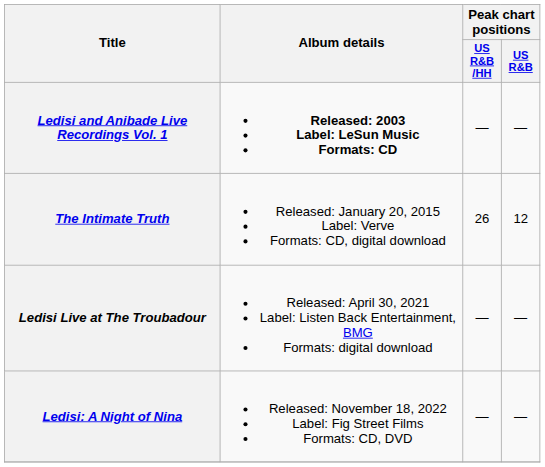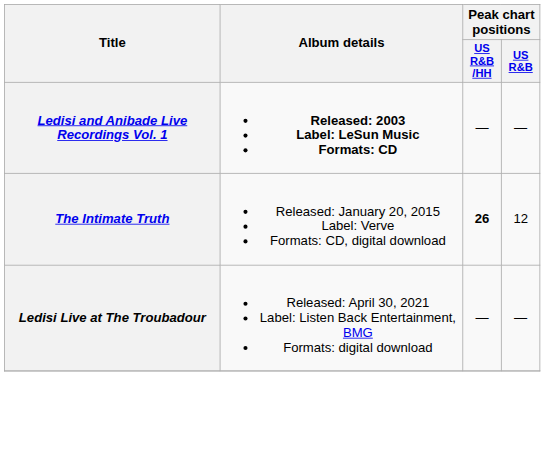(482, 219) normal -> (482, 219) bold
- row: (112, 416)
